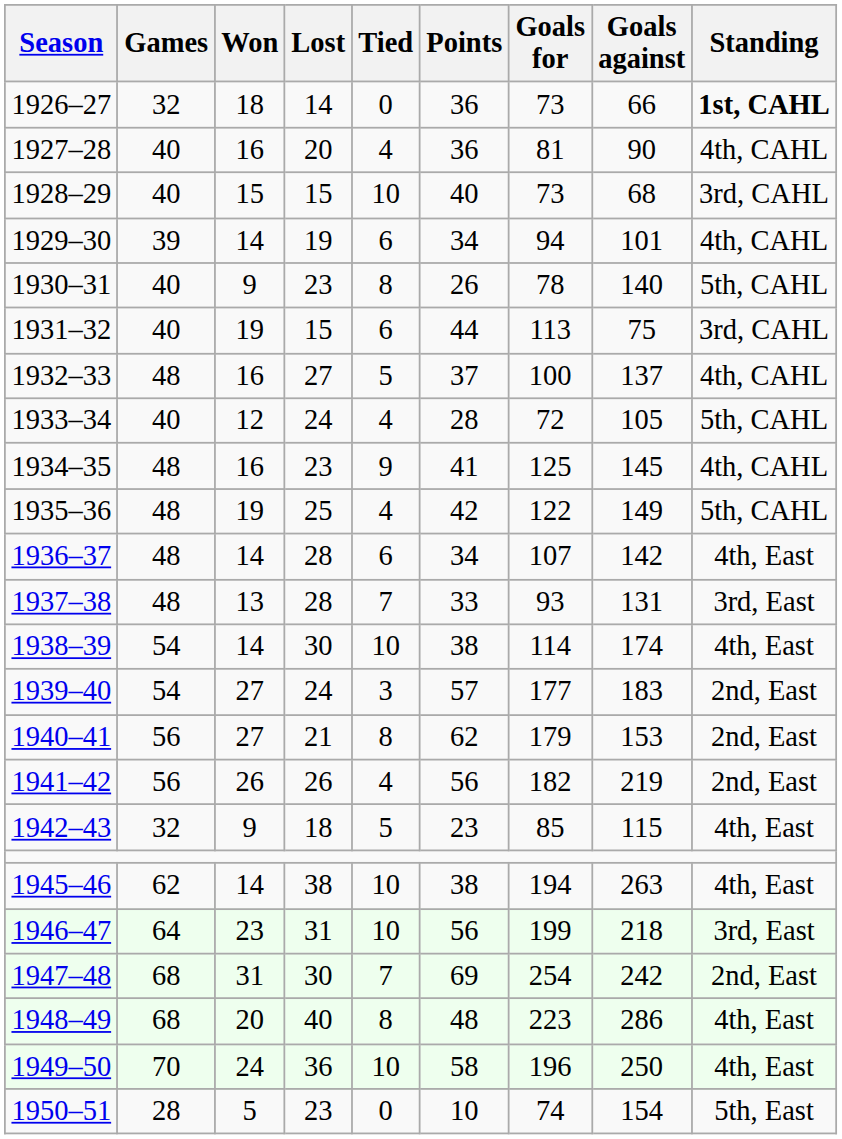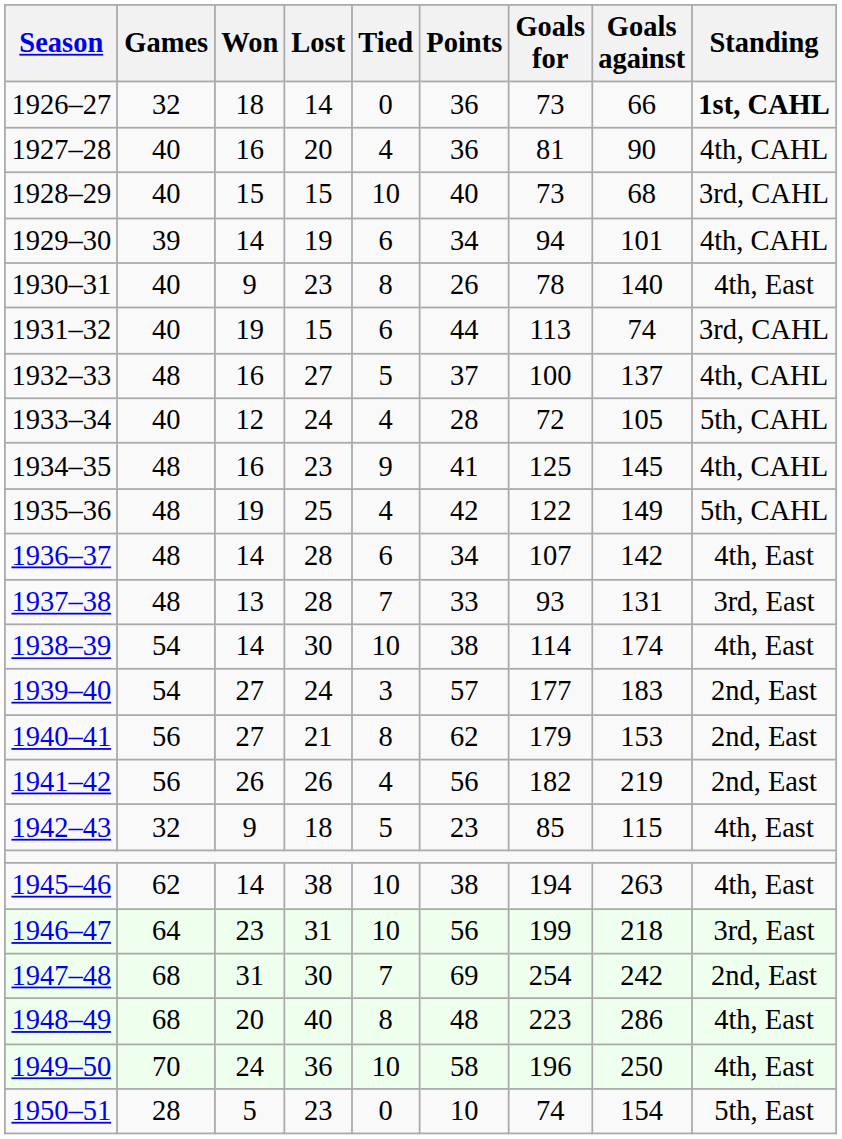(764, 284) 5th, CAHL -> (764, 284) 4th, East
(642, 330) 75 -> (642, 330) 74
